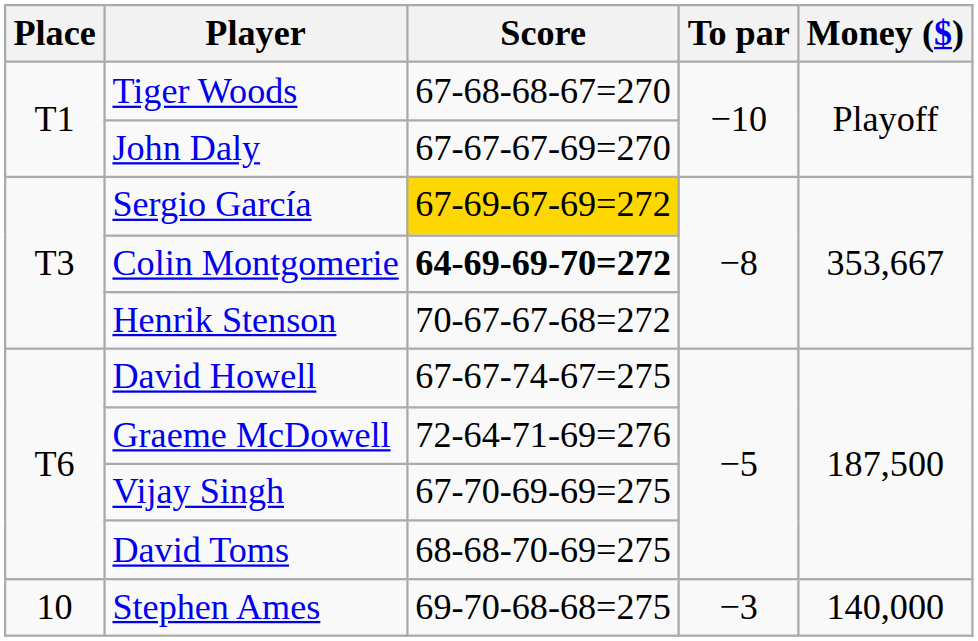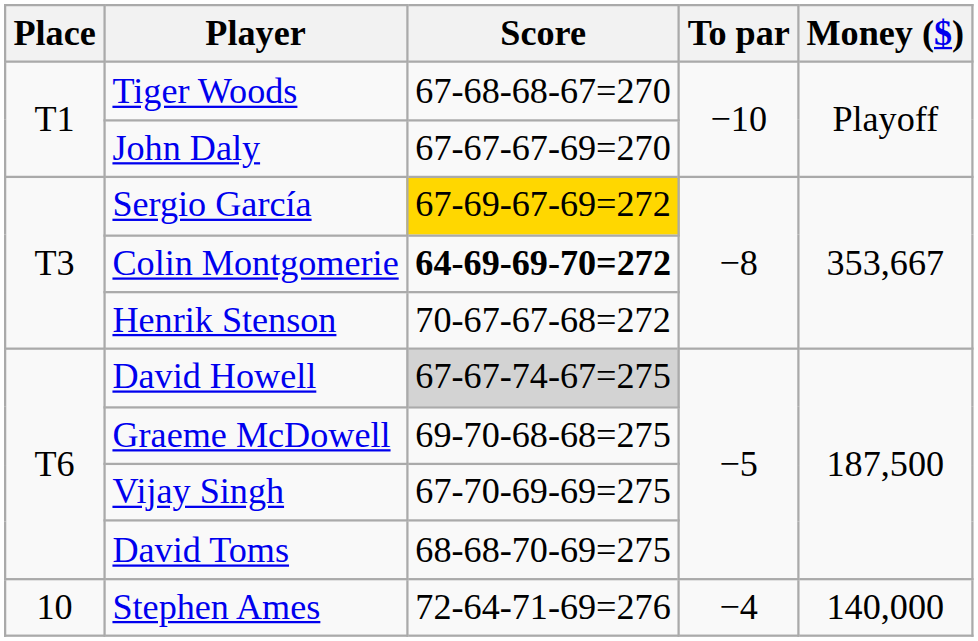(543, 377) no background -> (543, 377) lightgrey background
(543, 434) 72-64-71-69=276 -> (543, 434) 69-70-68-68=275
(543, 606) 69-70-68-68=275 -> (543, 606) 72-64-71-69=276
(739, 606) −3 -> (739, 606) −4
